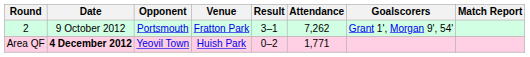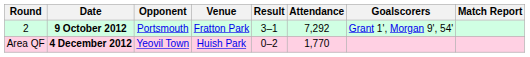(91, 28) normal -> (91, 28) bold
(317, 28) 7,262 -> (317, 28) 7,292
(317, 44) 1,771 -> (317, 44) 1,770
